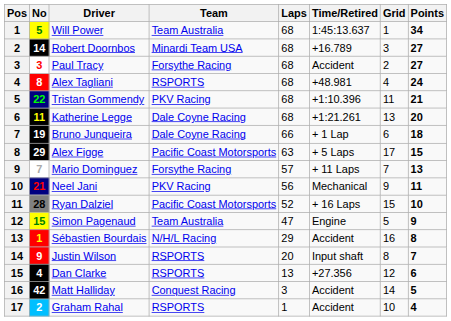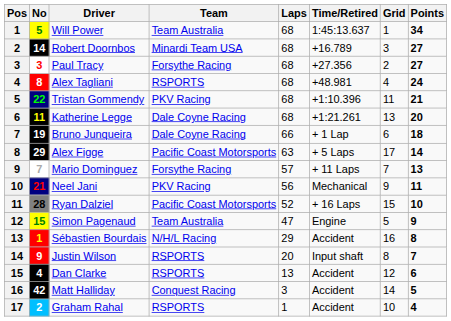(333, 65) Accident -> (332, 65) +27.356
(417, 152) 15 -> (417, 152) 14
(332, 273) +27.356 -> (333, 273) Accident
